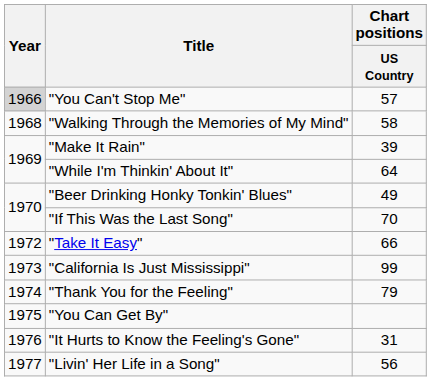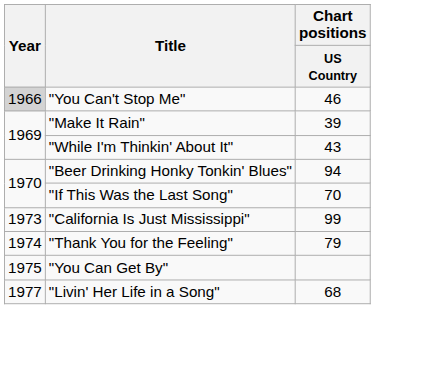(389, 98) 57 -> (333, 98) 46
- row: (199, 123)
(389, 171) 64 -> (333, 147) 43
(389, 195) 49 -> (333, 171) 94
- row: (96, 243)
- row: (174, 340)
(389, 364) 56 -> (333, 291) 68
